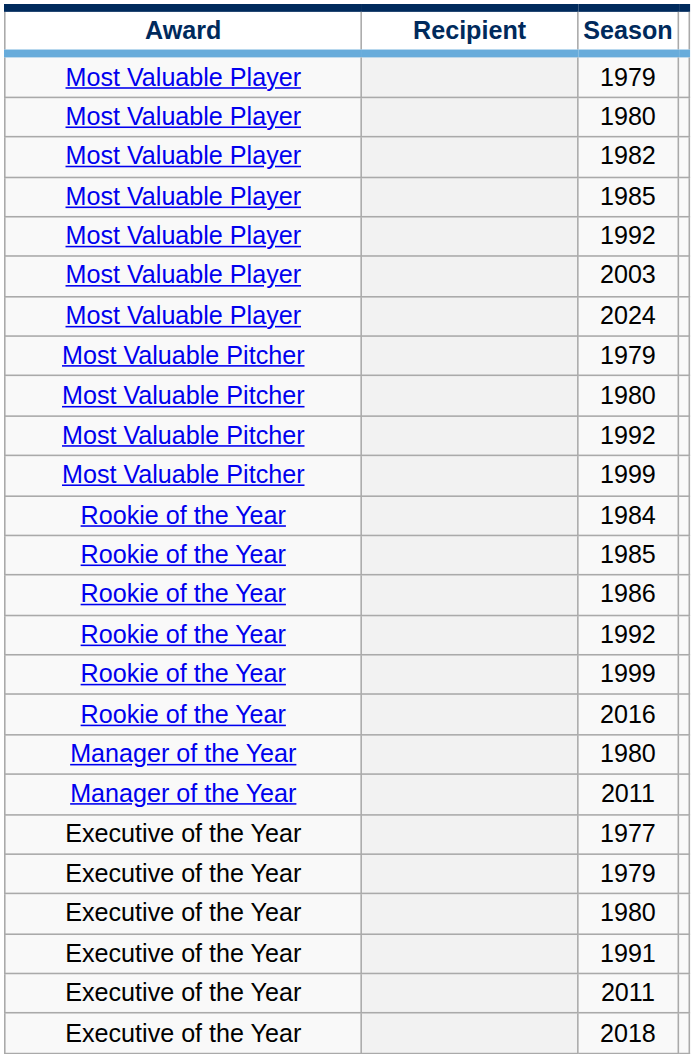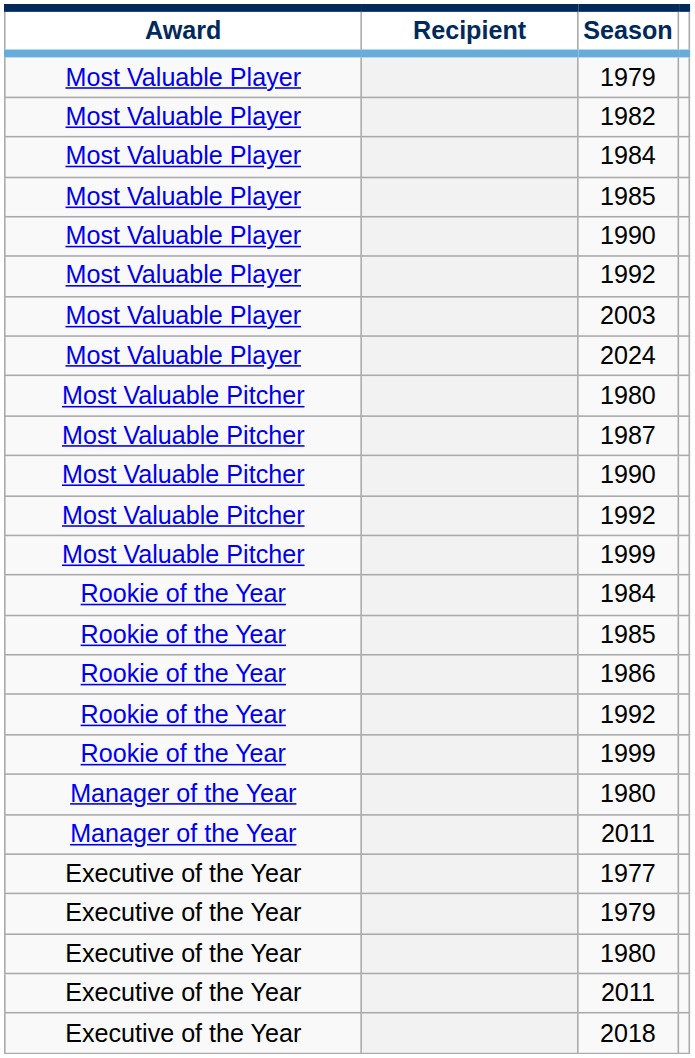- row: (183, 116)
+ row: (183, 156)
+ row: (183, 236)
- row: (183, 355)
+ row: (183, 435)
+ row: (183, 475)
- row: (183, 714)
- row: (183, 953)
